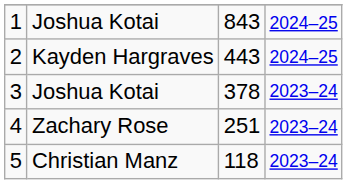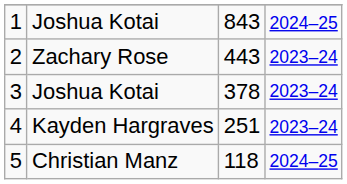(123, 56) Kayden Hargraves -> (100, 56) Zachary Rose
(304, 57) 2024–25 -> (304, 57) 2023–24
(100, 126) Zachary Rose -> (123, 126) Kayden Hargraves
(304, 161) 2023–24 -> (304, 161) 2024–25
